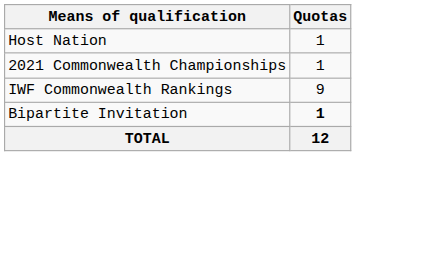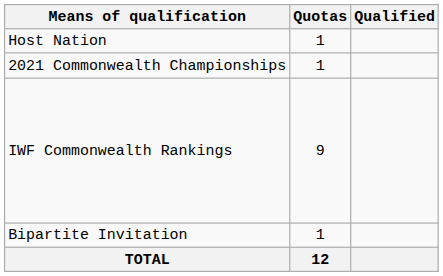+ column: (395, 17)
(320, 114) bold -> (320, 235) normal
